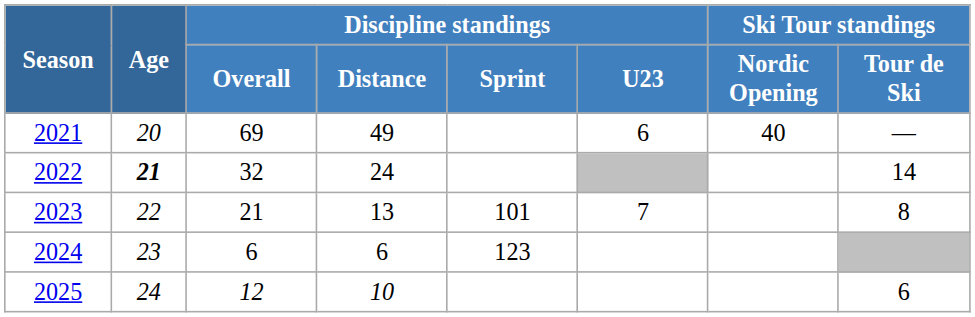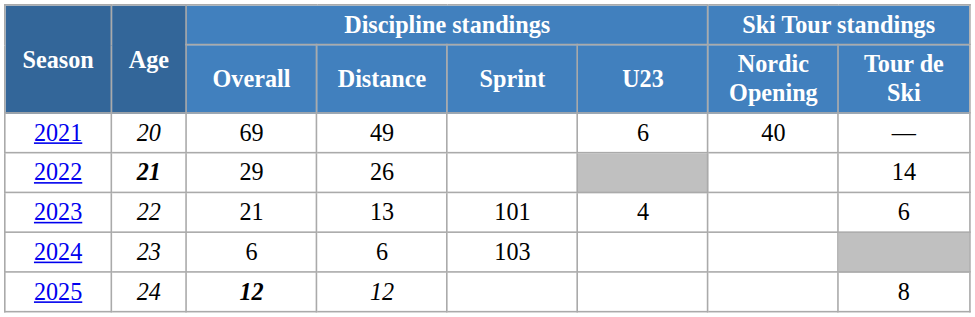(251, 172) 32 -> (251, 172) 29
(382, 172) 24 -> (382, 172) 26
(643, 212) 7 -> (643, 212) 4
(904, 212) 8 -> (904, 212) 6
(512, 252) 123 -> (512, 252) 103
(251, 292) normal -> (251, 292) bold
(382, 292) 10 -> (382, 292) 12
(904, 292) 6 -> (904, 292) 8
